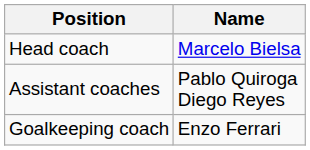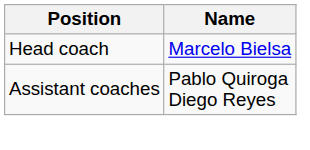- row: (89, 129)
